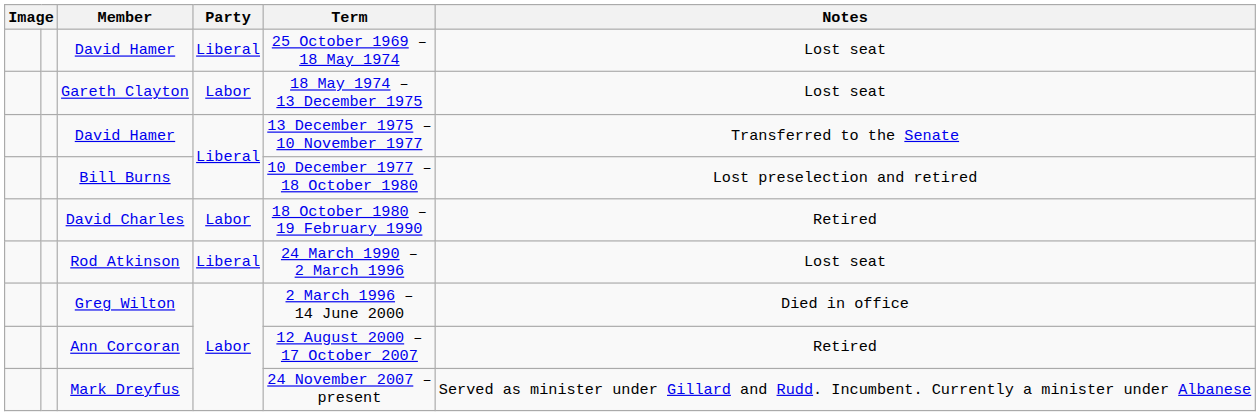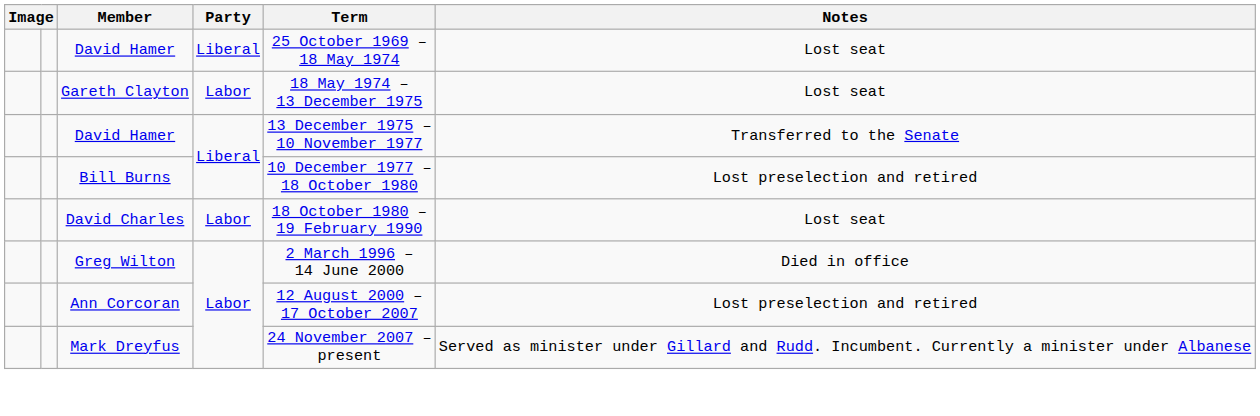(845, 220) Retired -> (845, 220) Lost seat
- row: (125, 262)
(845, 347) Retired -> (845, 305) Lost preselection and retired
